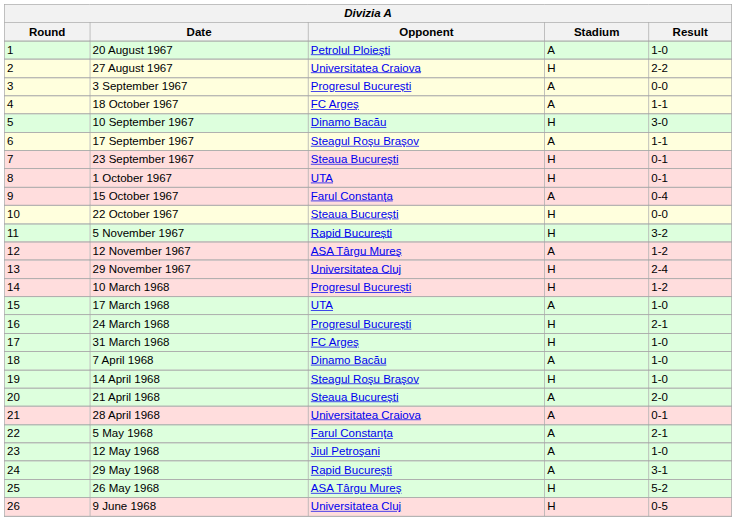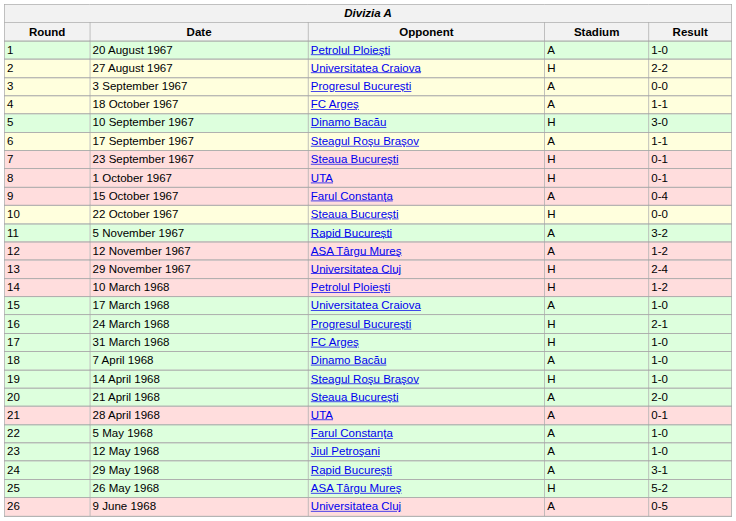(551, 232) H -> (551, 232) A
(361, 287) Progresul București -> (351, 287) Petrolul Ploieşti
(322, 305) UTA -> (366, 305) Universitatea Craiova
(366, 415) Universitatea Craiova -> (322, 415) UTA
(660, 433) 2-1 -> (660, 433) 1-0
(551, 506) H -> (551, 506) A
